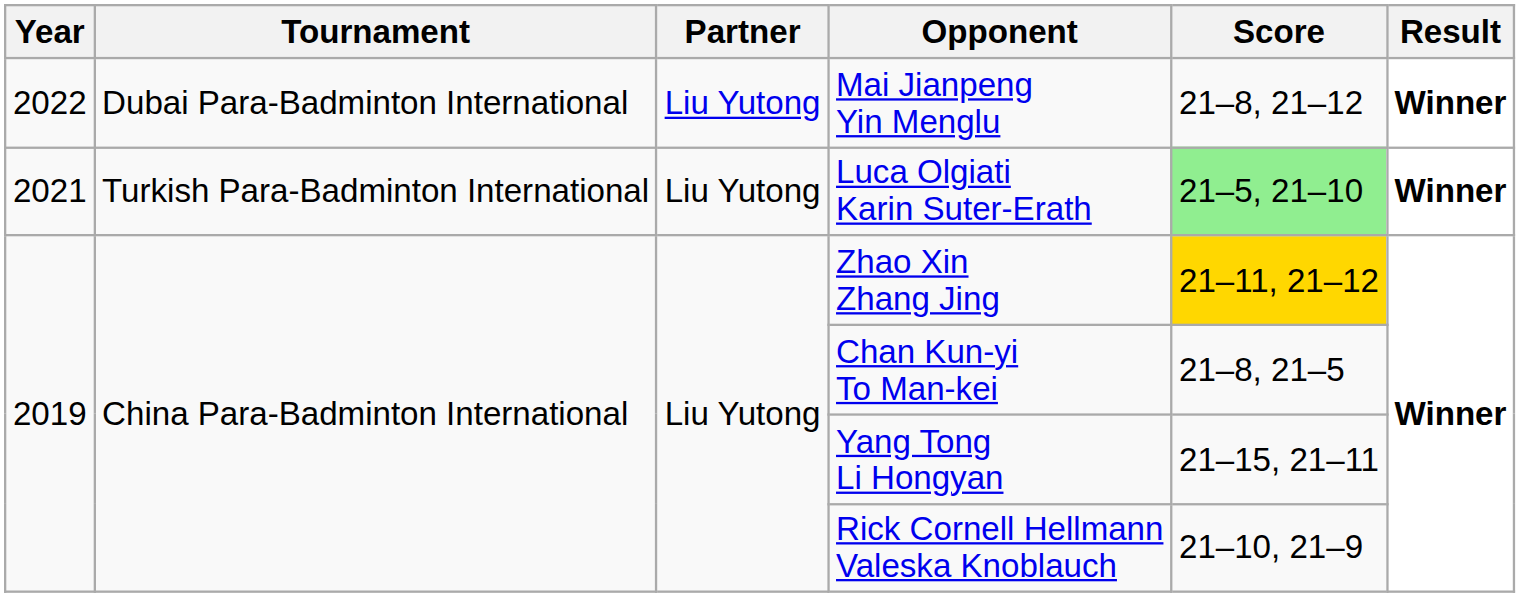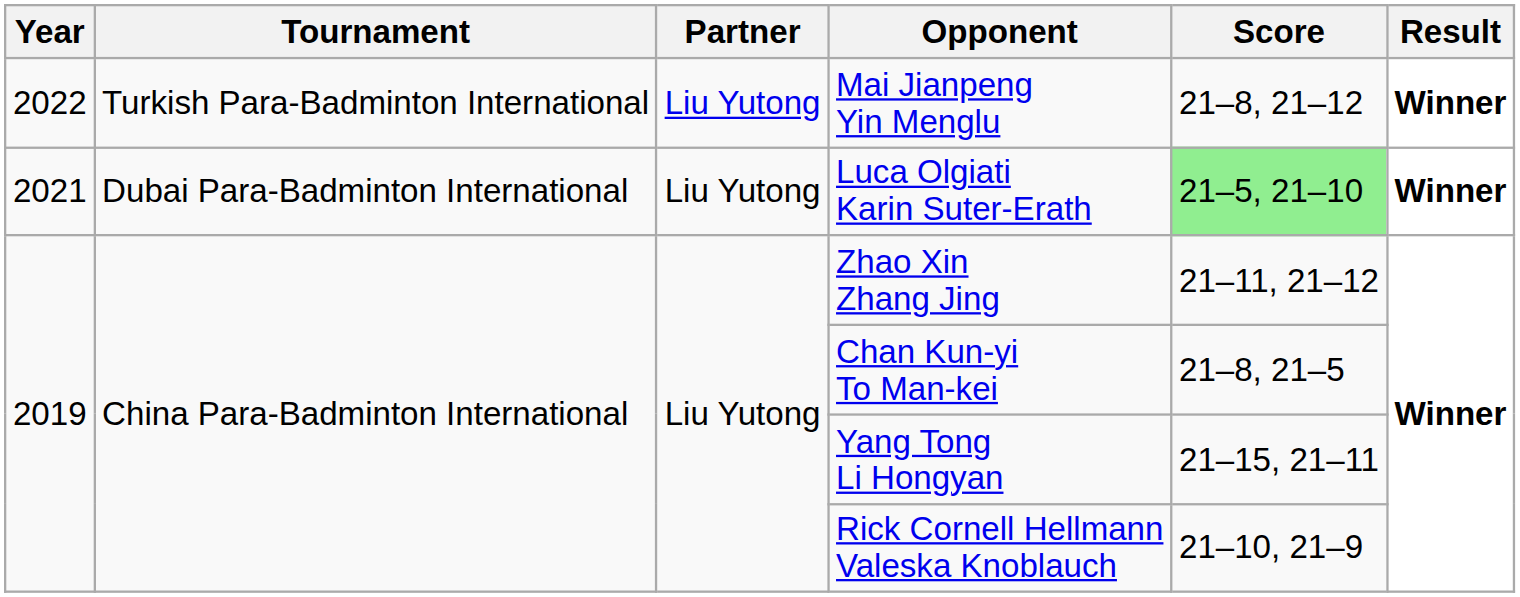(365, 102) Dubai Para-Badminton International -> (376, 102) Turkish Para-Badminton International
(376, 192) Turkish Para-Badminton International -> (365, 192) Dubai Para-Badminton International
(1279, 281) gold background -> (1279, 281) no background
